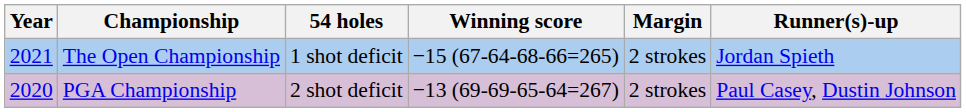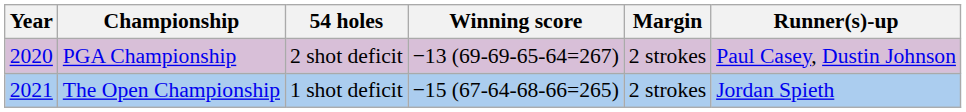rows swapped: (150, 90) <-> (171, 55)
